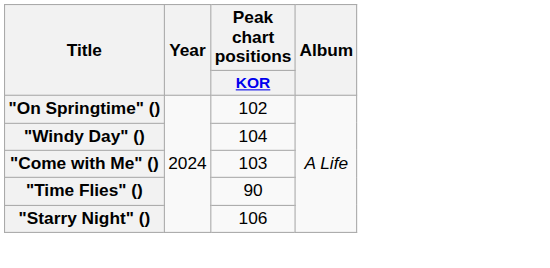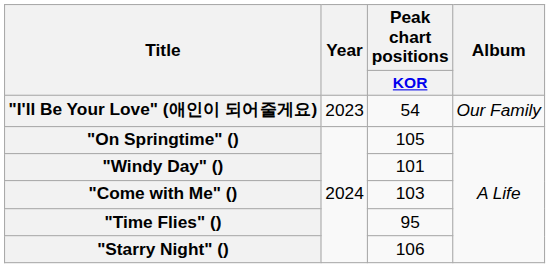+ row: (163, 110)
(253, 109) 102 -> (410, 139) 105
(253, 136) 104 -> (410, 167) 101
(253, 191) 90 -> (410, 221) 95
